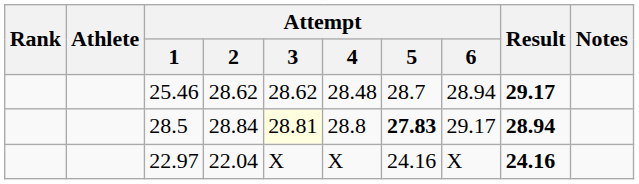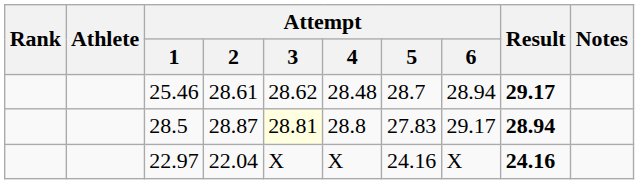(233, 91) 28.62 -> (233, 91) 28.61
(233, 126) 28.84 -> (233, 126) 28.87
(412, 126) bold -> (412, 126) normal
